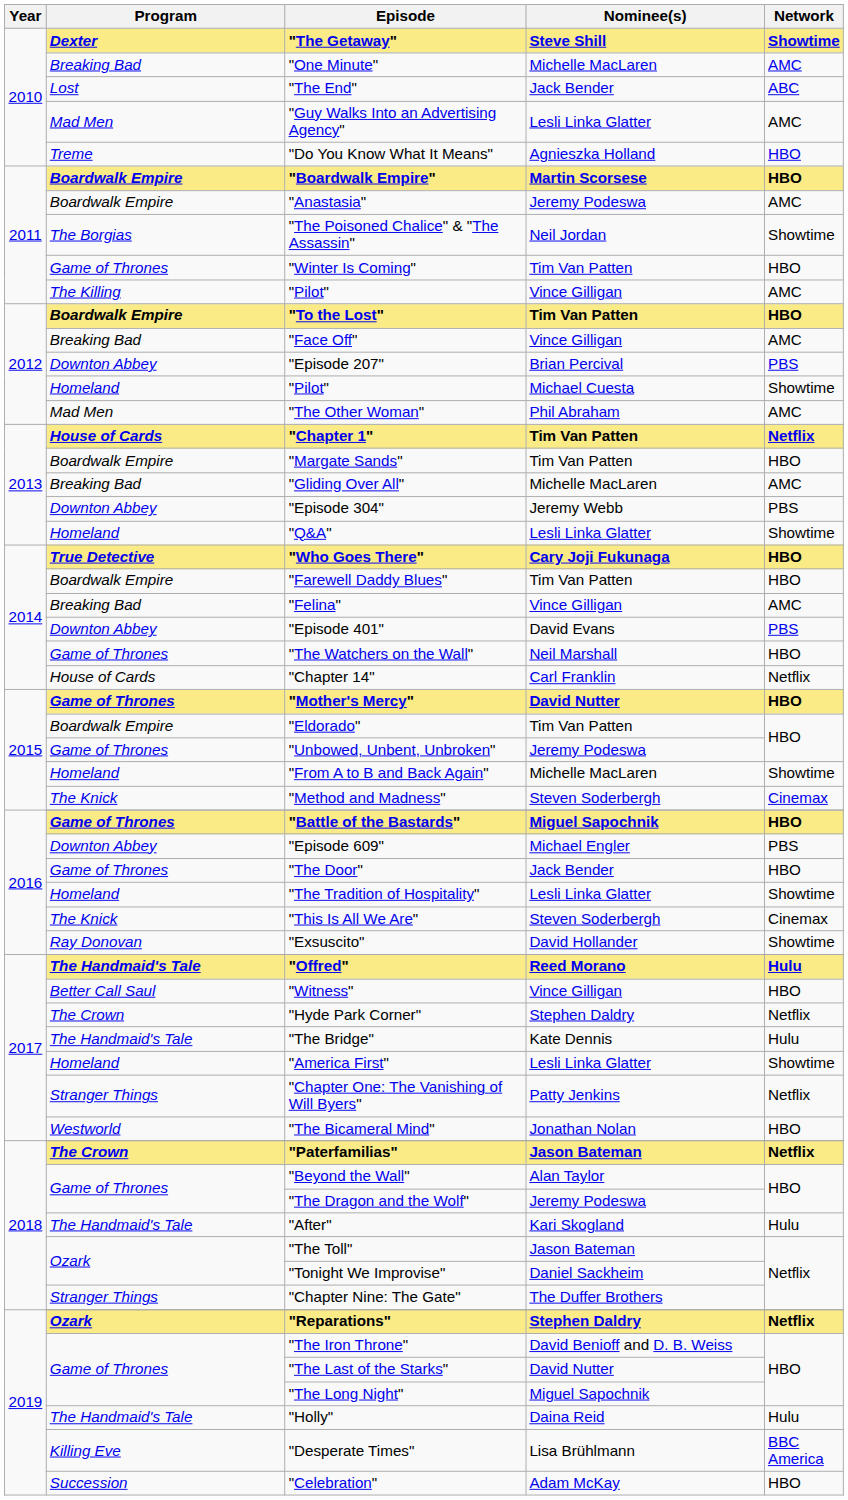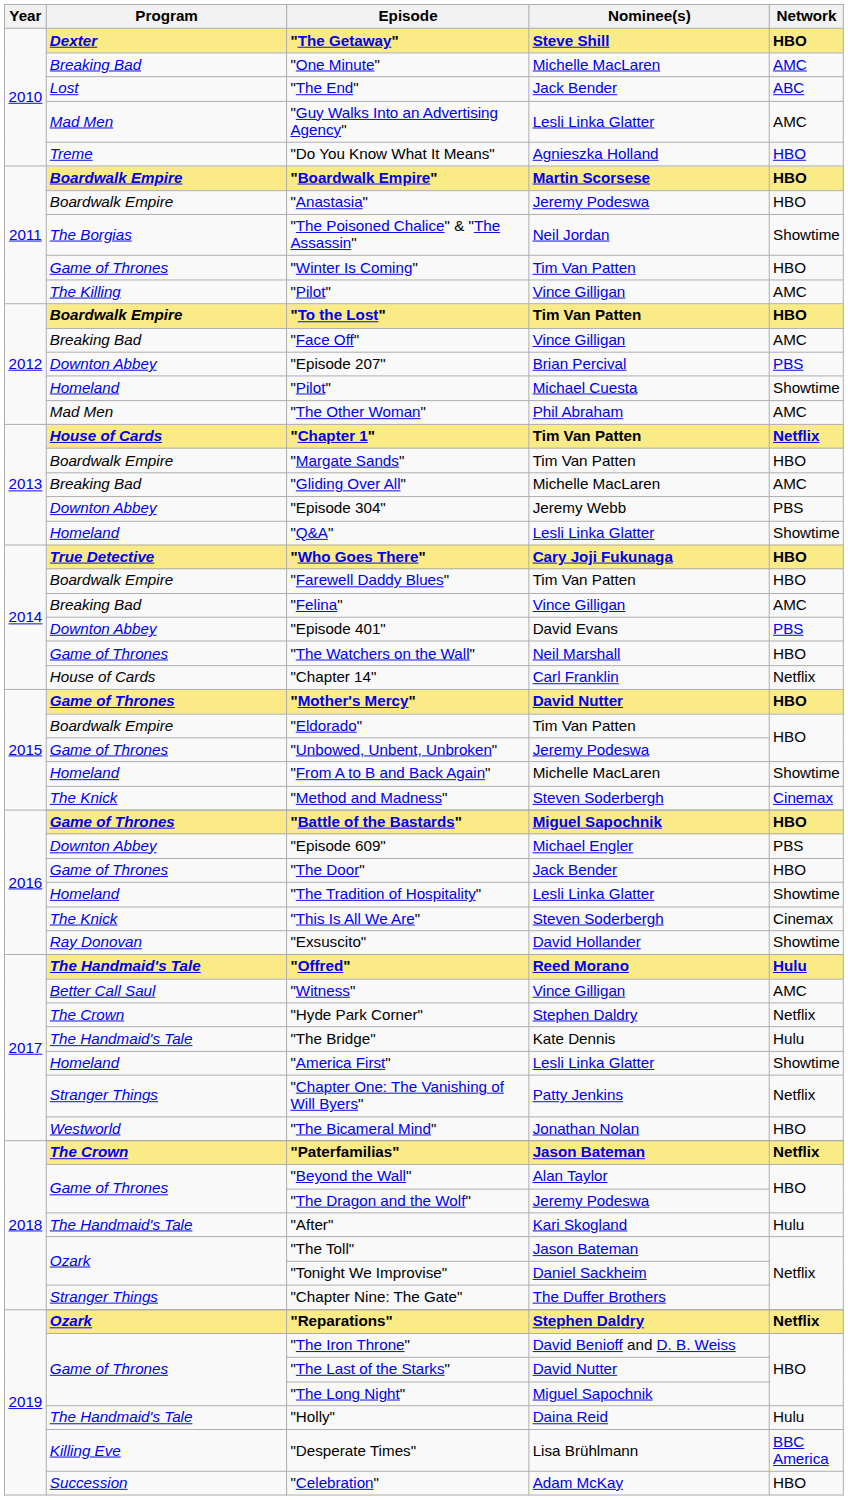(804, 40) Showtime -> (790, 40) HBO
(785, 202) AMC -> (790, 202) HBO
(784, 990) HBO -> (790, 990) AMC
